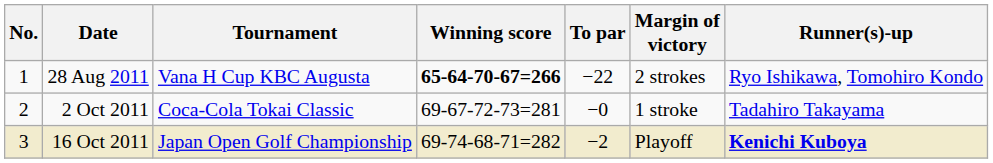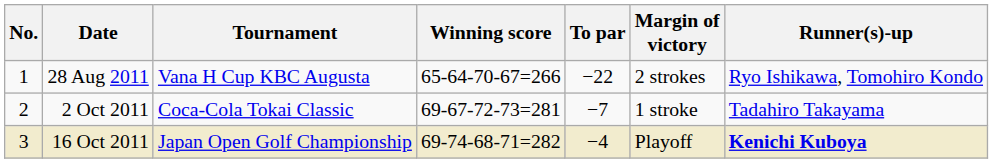(491, 76) bold -> (491, 76) normal
(598, 109) −0 -> (598, 109) −7
(598, 142) −2 -> (598, 142) −4
